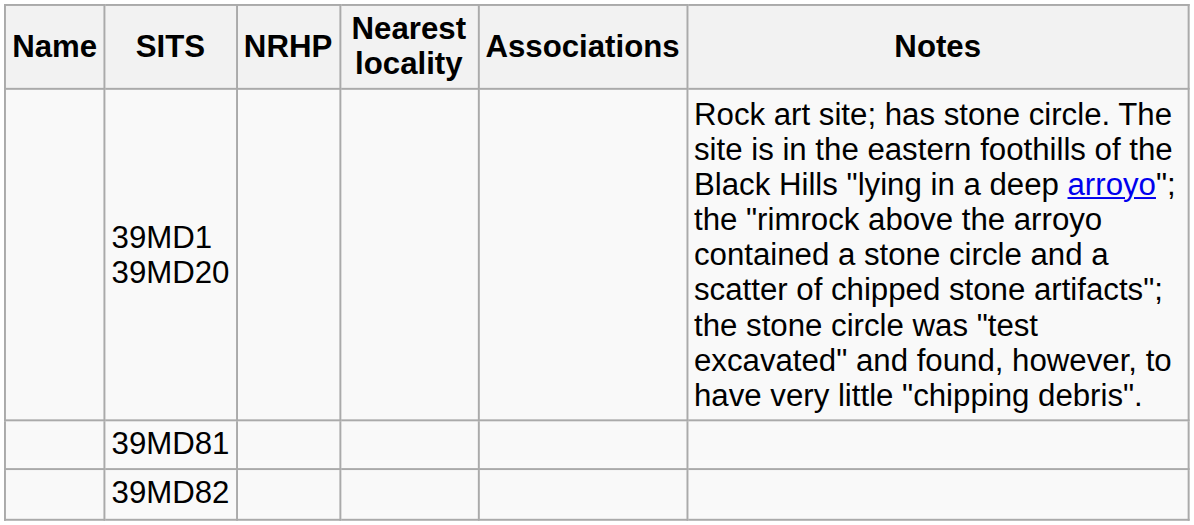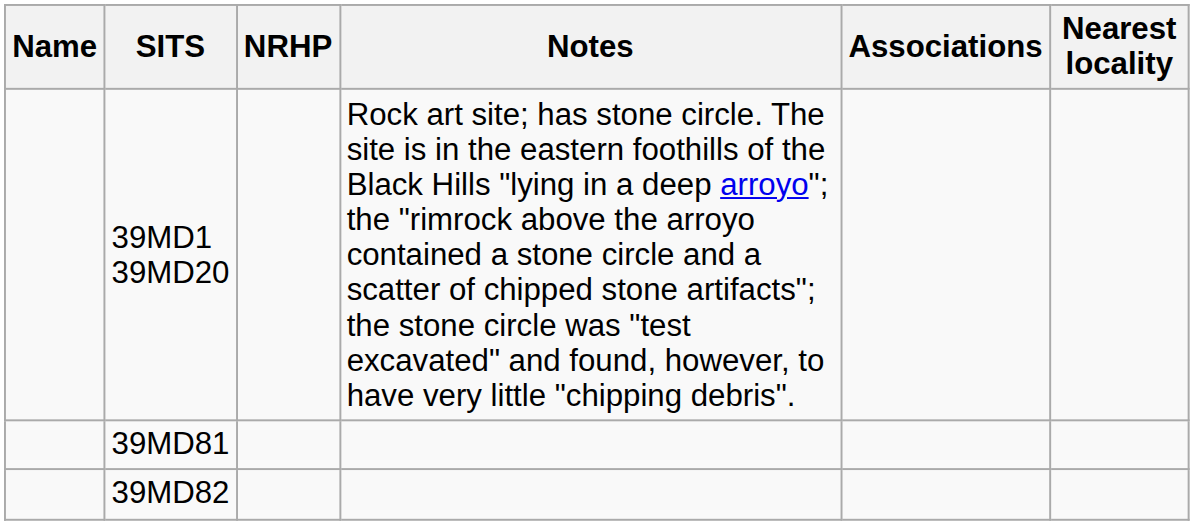columns swapped: (409, 46) <-> (938, 46)
